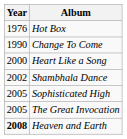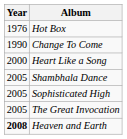(17, 77) 2002 -> (17, 77) 2005
